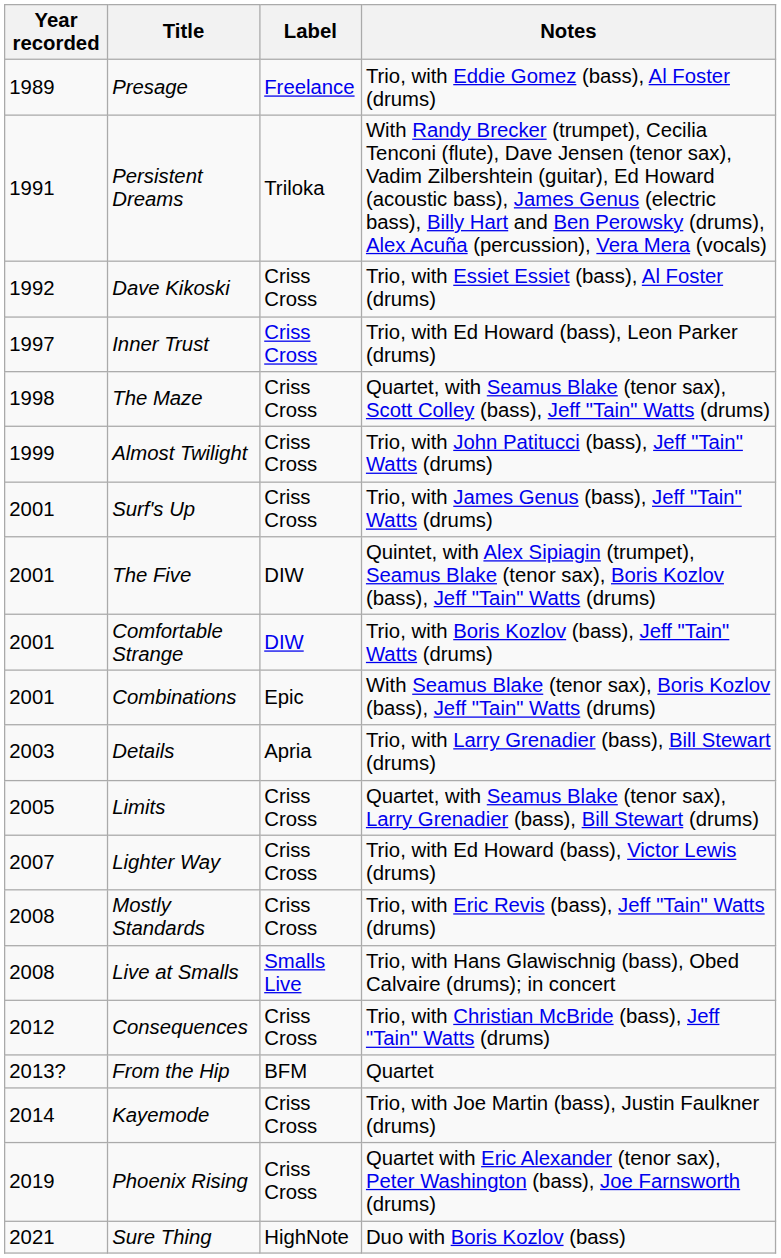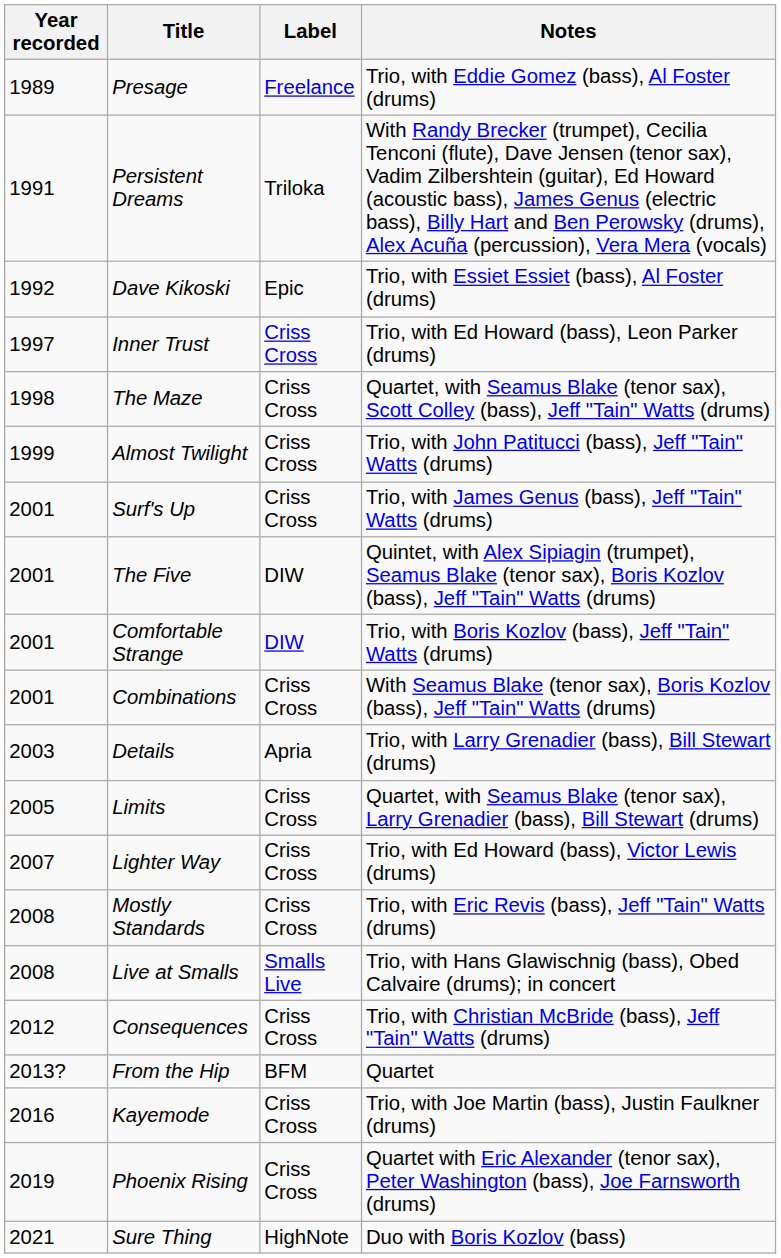(291, 288) Criss Cross -> (284, 288) Epic
(284, 697) Epic -> (291, 697) Criss Cross
(32, 1115) 2014 -> (32, 1115) 2016
